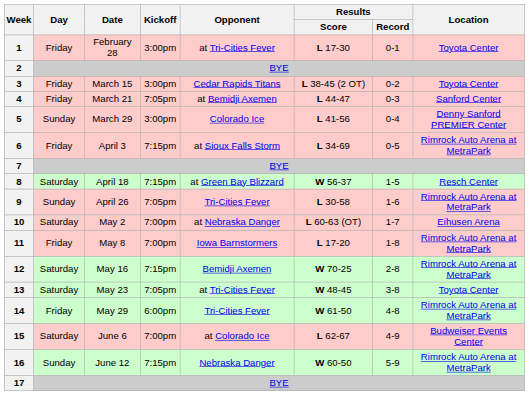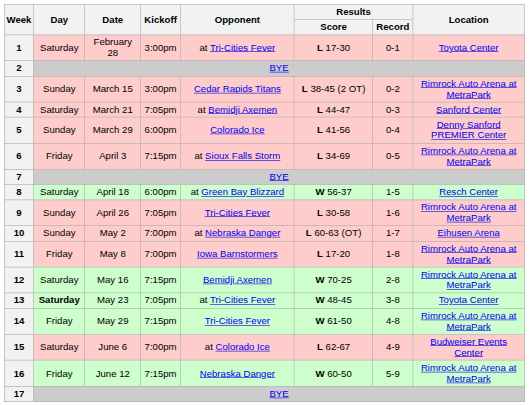(59, 47) Friday -> (59, 47) Saturday
(59, 83) Friday -> (59, 89) Sunday
(469, 83) Toyota Center -> (469, 89) Rimrock Auto Arena at MetraPark
(59, 99) Friday -> (59, 109) Saturday
(160, 119) 3:00pm -> (161, 130) 6:00pm
(160, 181) 7:15pm -> (161, 192) 6:00pm
(59, 222) Saturday -> (59, 233) Sunday
(59, 290) normal -> (59, 300) bold
(160, 310) 6:00pm -> (161, 321) 7:15pm
(59, 362) Sunday -> (59, 373) Friday
